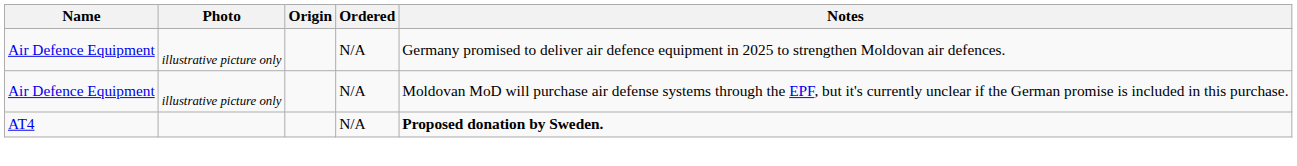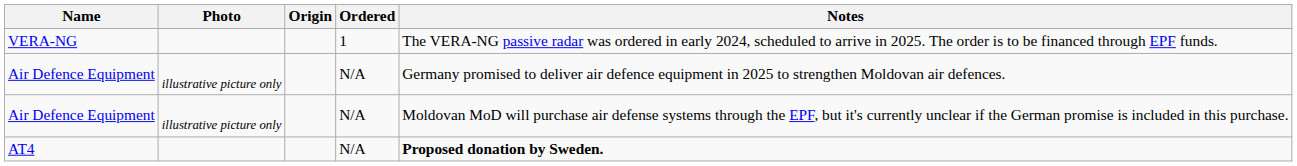+ row: (43, 41)
